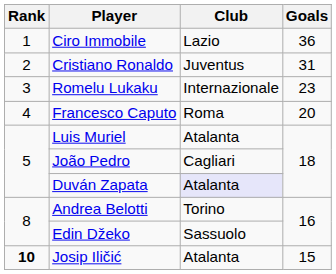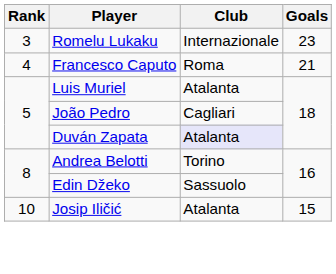- row: (99, 40)
- row: (113, 64)
(307, 112) 20 -> (307, 64) 21
(27, 257) bold -> (27, 209) normal
